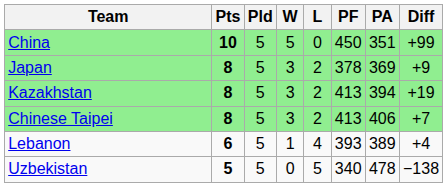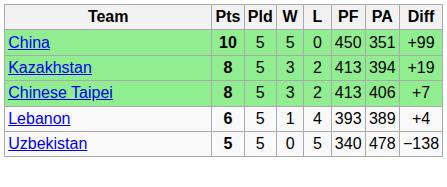- row: (30, 67)
